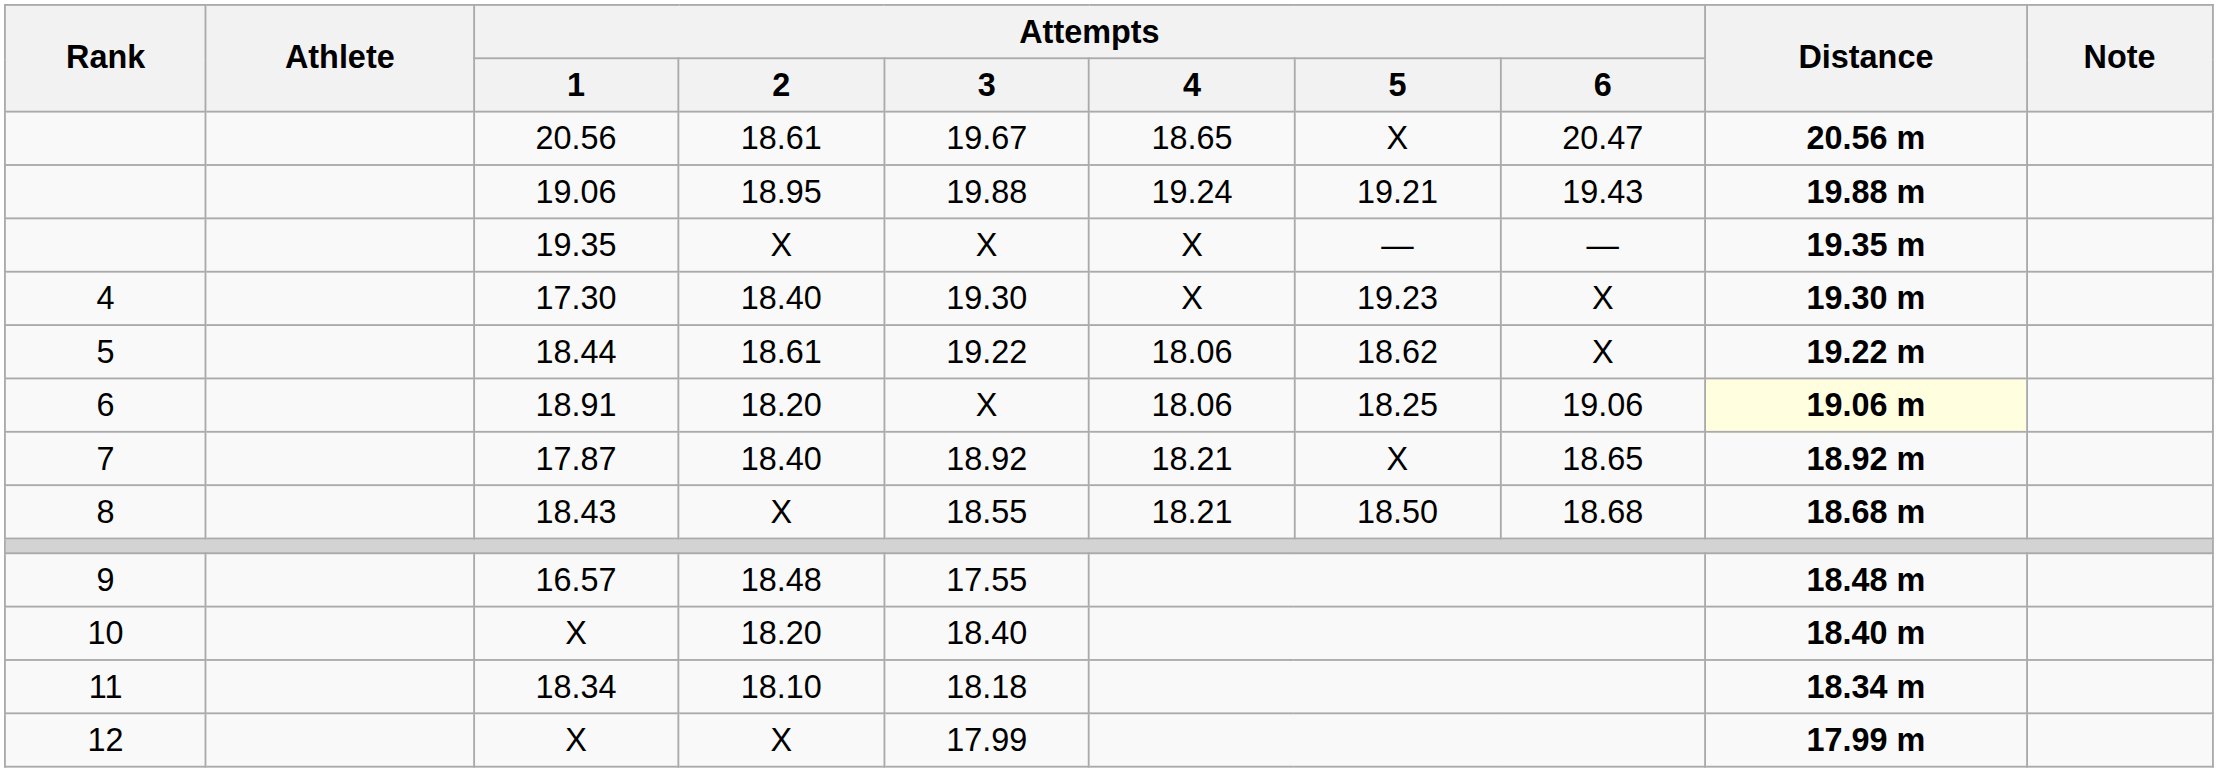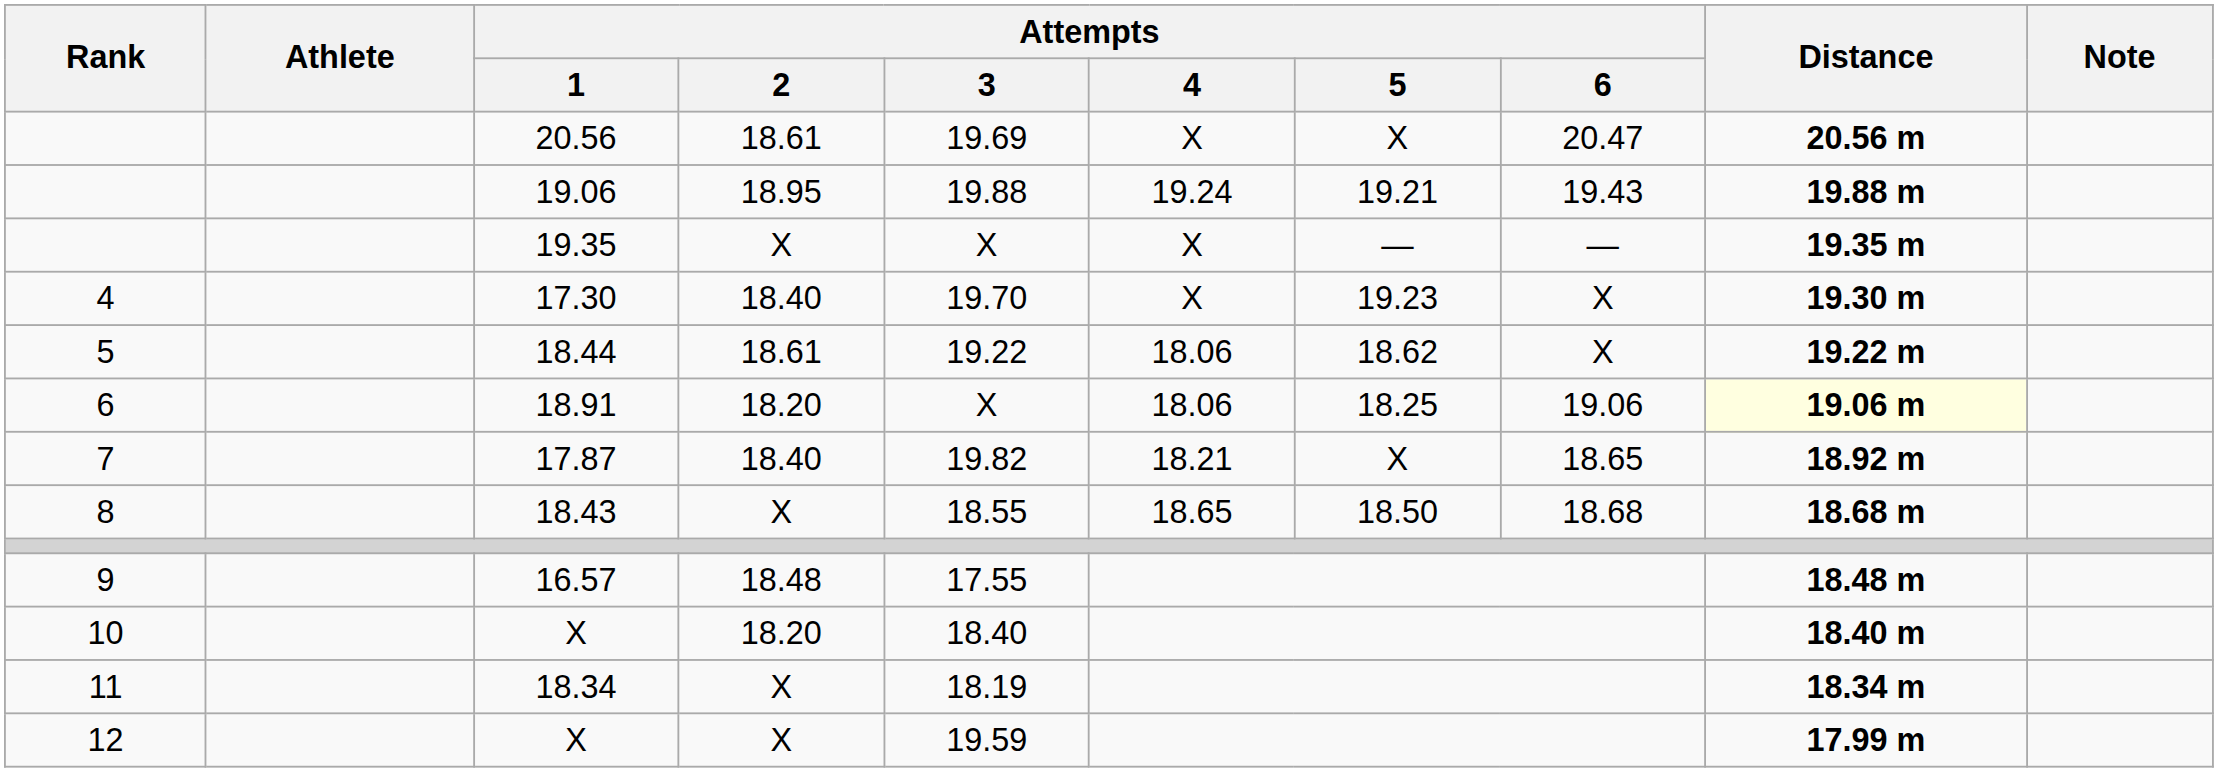(987, 137) 19.67 -> (987, 137) 19.69
(1192, 137) 18.65 -> (1192, 137) X
(987, 297) 19.30 -> (987, 297) 19.70
(987, 458) 18.92 -> (987, 458) 19.82
(1192, 511) 18.21 -> (1192, 511) 18.65
(781, 686) 18.10 -> (781, 686) X
(987, 686) 18.18 -> (987, 686) 18.19
(987, 740) 17.99 -> (987, 740) 19.59
